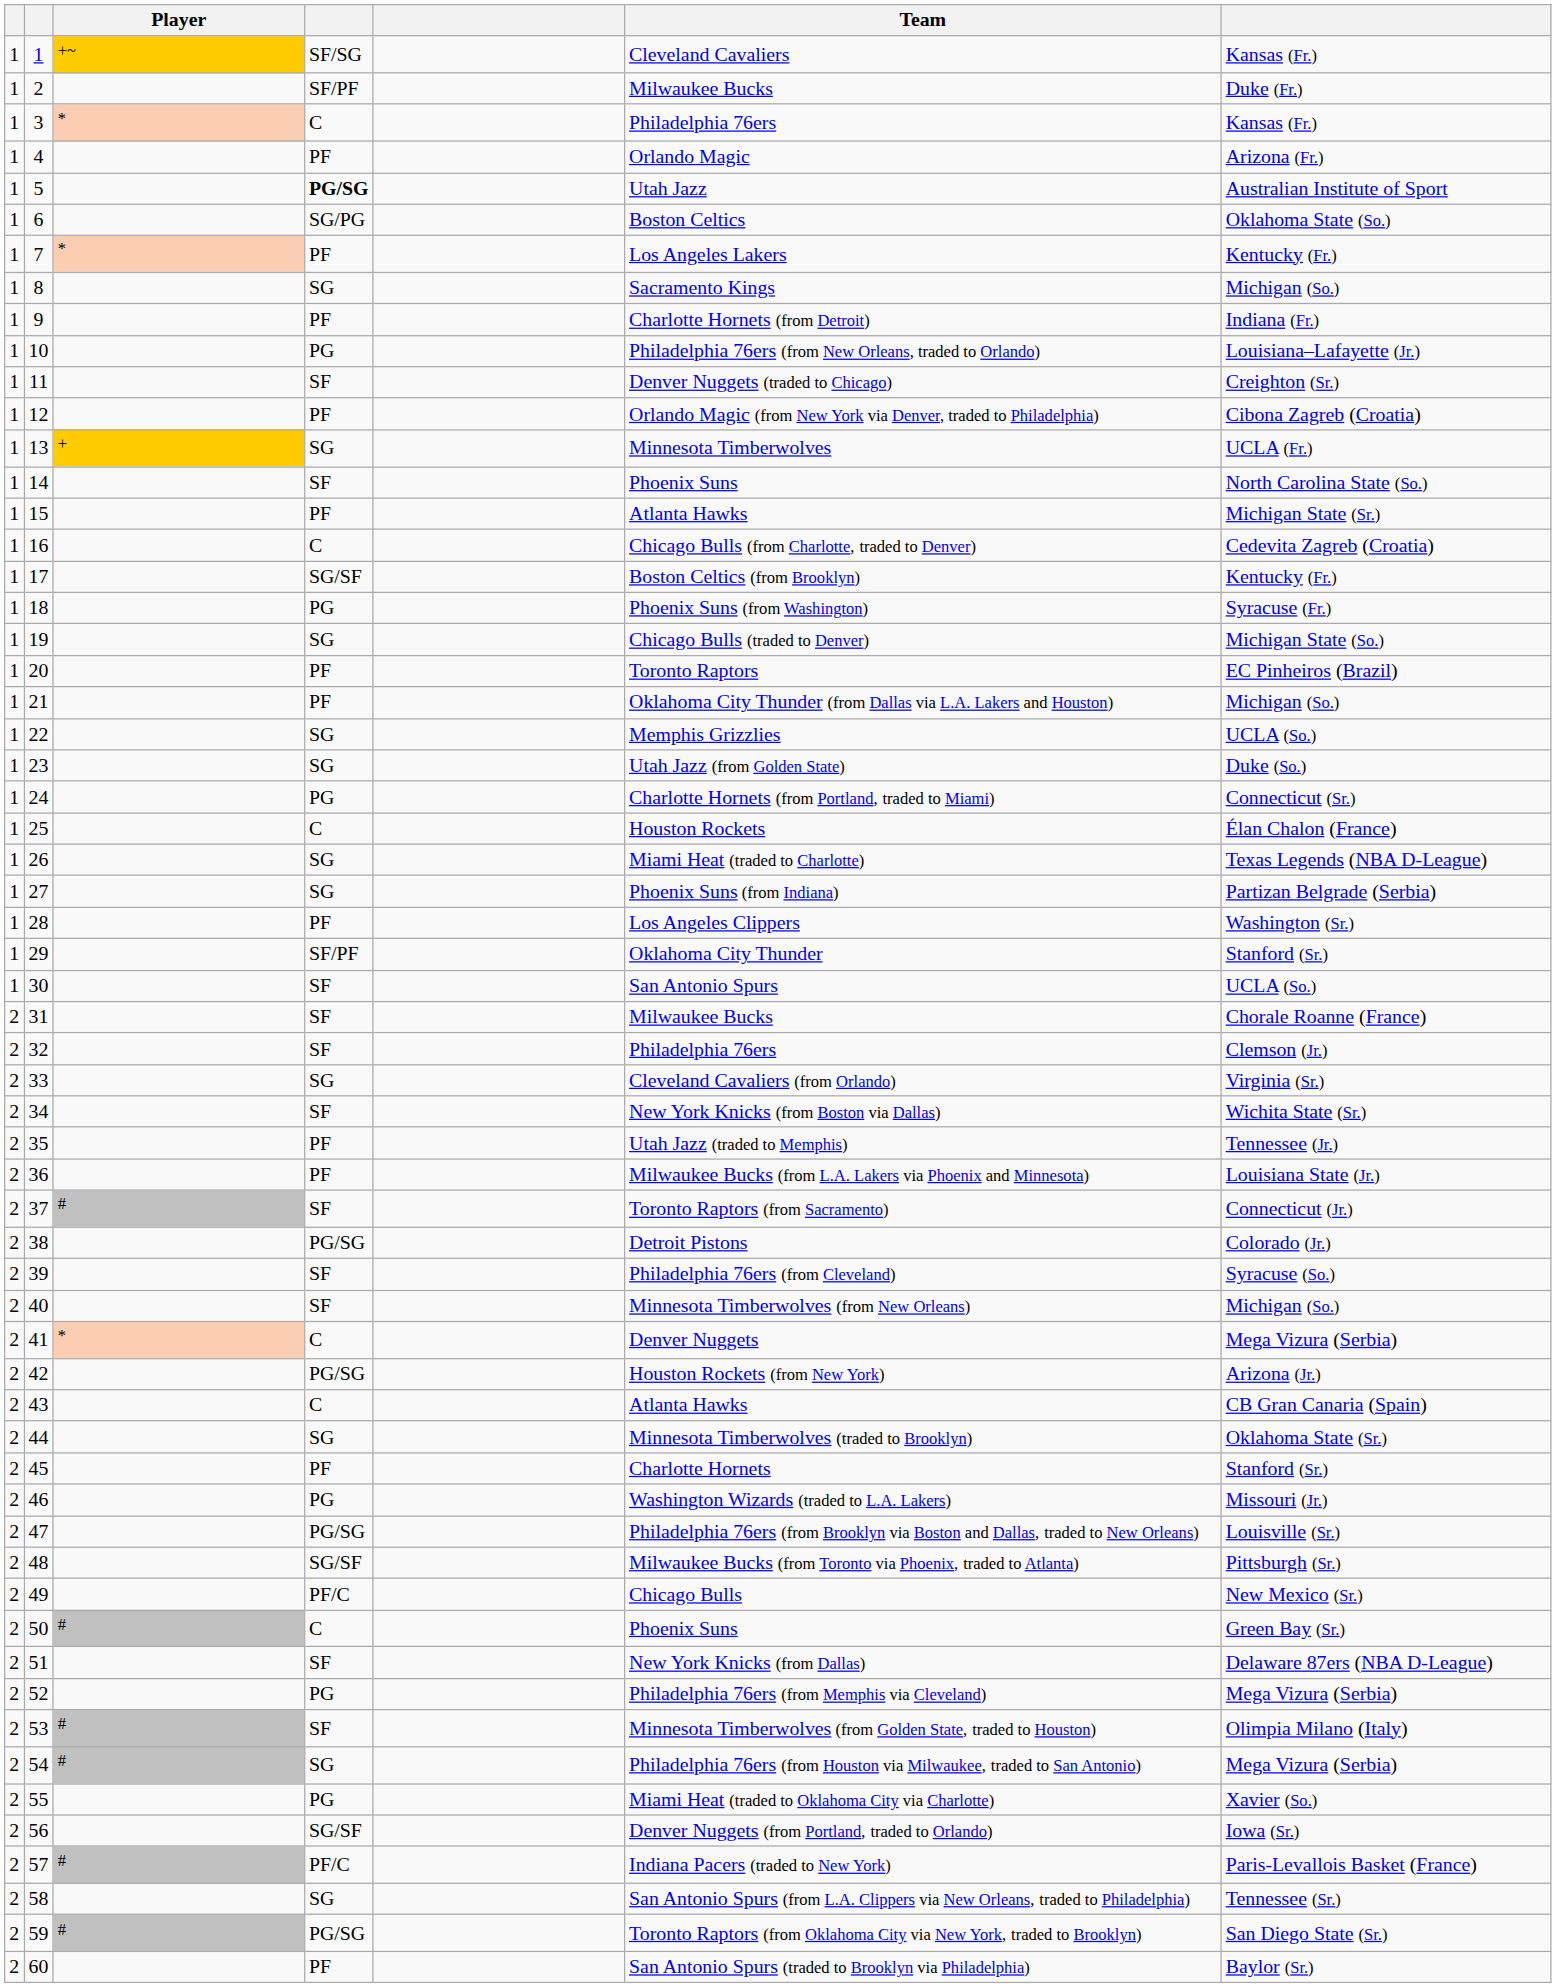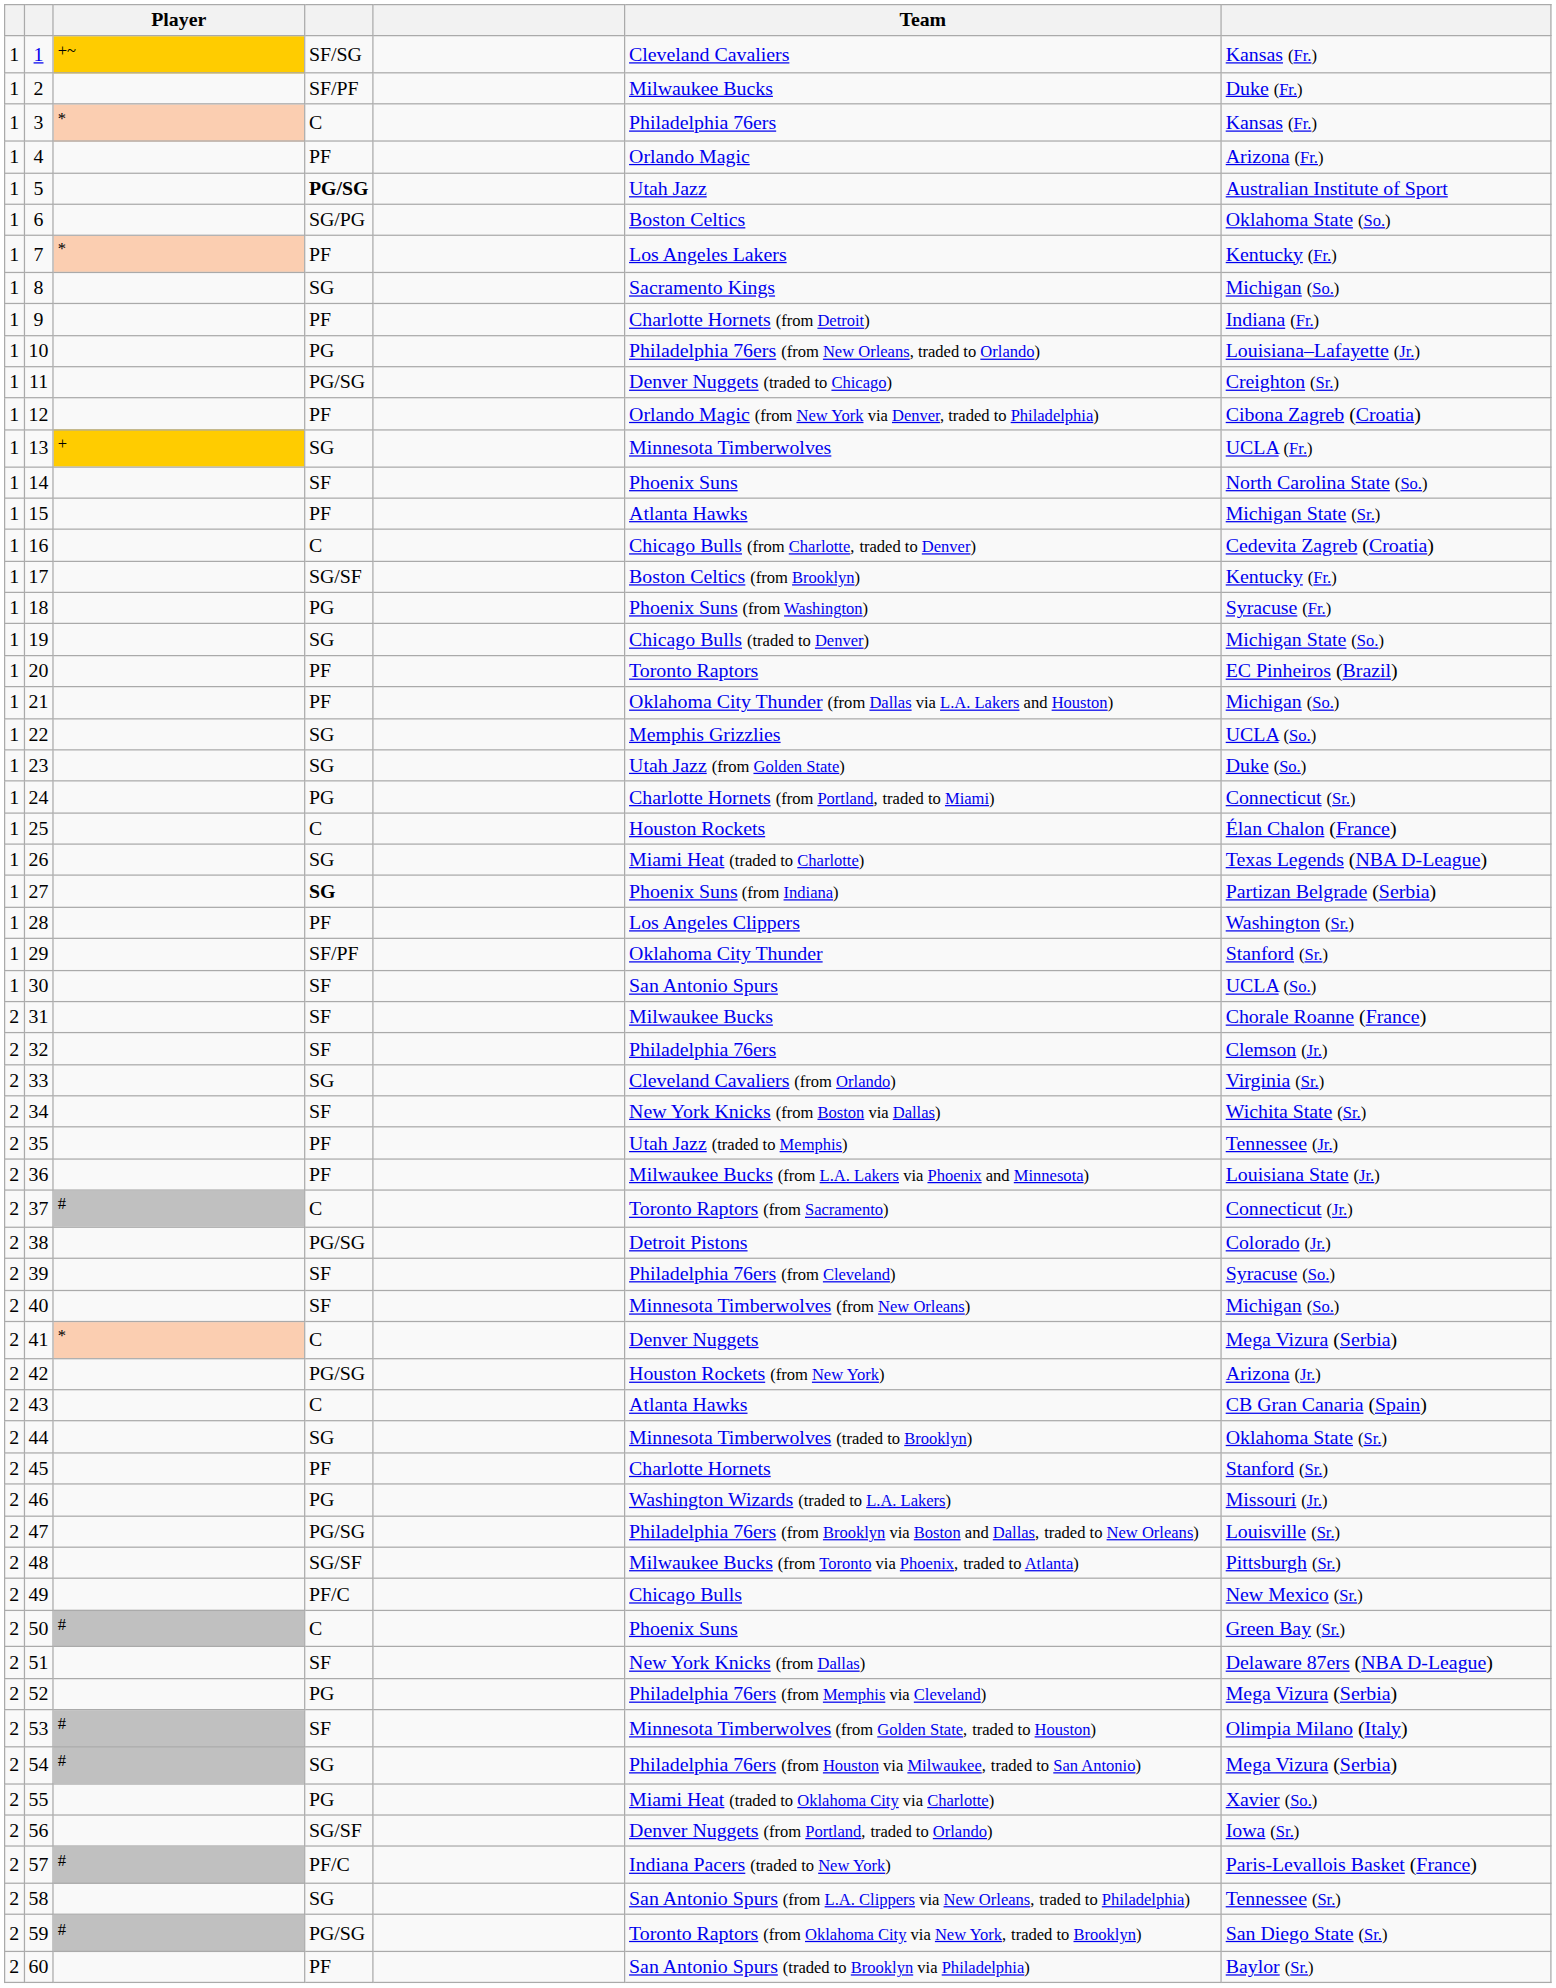(320, 382) SF -> (337, 382) PG/SG
(322, 891) normal -> (322, 891) bold
(320, 1208) SF -> (316, 1208) C
